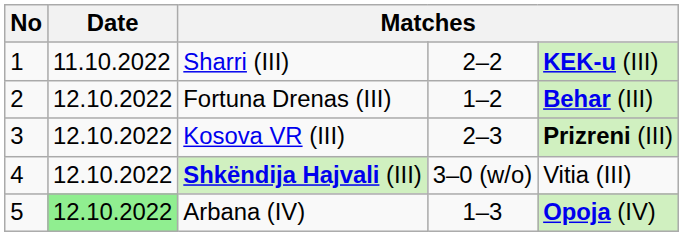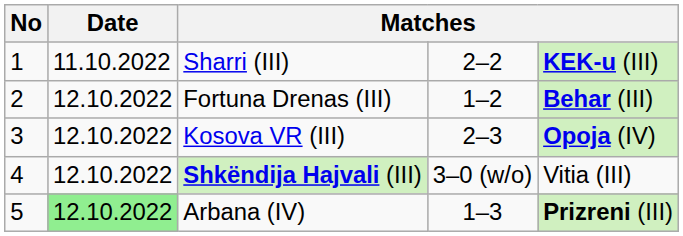(608, 136) Prizreni (III) -> (599, 136) Opoja (IV)
(599, 212) Opoja (IV) -> (608, 212) Prizreni (III)
